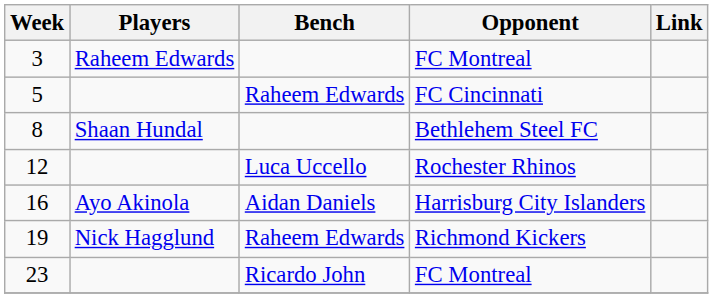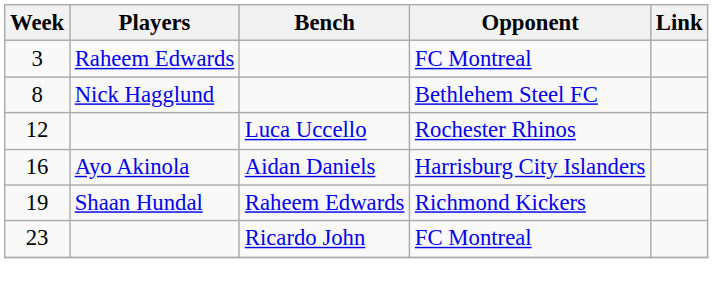- row: (37, 94)
(139, 130) Shaan Hundal -> (144, 94) Nick Hagglund
(144, 238) Nick Hagglund -> (139, 202) Shaan Hundal
